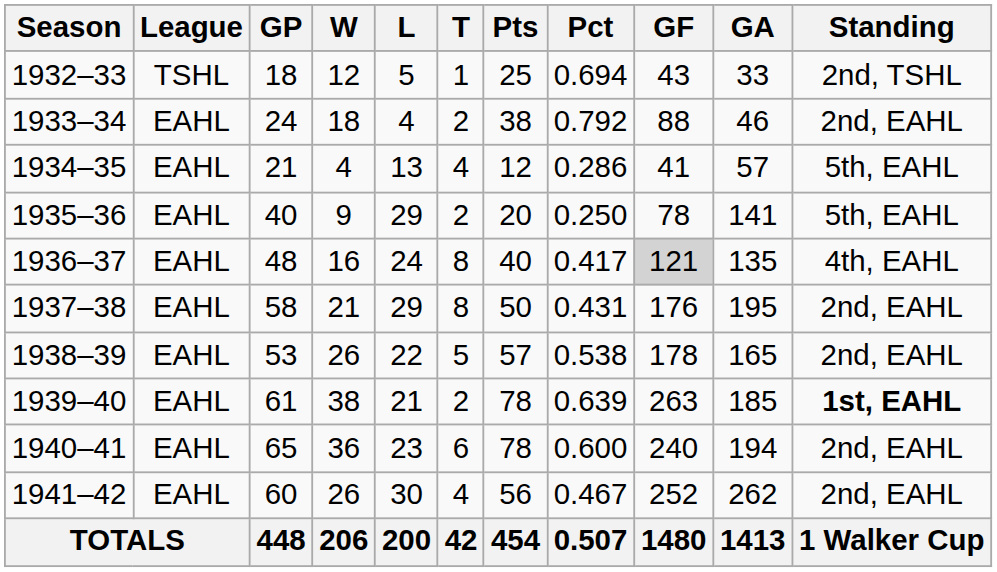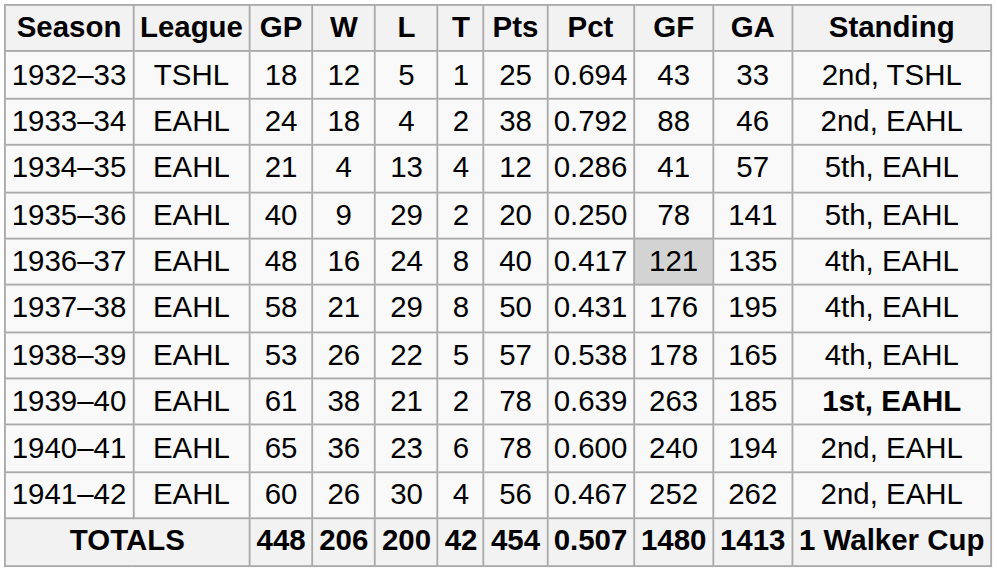(892, 307) 2nd, EAHL -> (892, 307) 4th, EAHL
(892, 354) 2nd, EAHL -> (892, 354) 4th, EAHL
